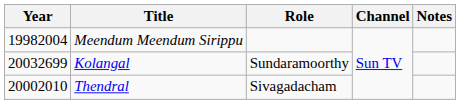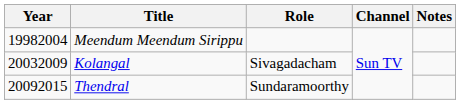(38, 63) 20032699 -> (38, 63) 20032009
(299, 63) Sundaramoorthy -> (293, 63) Sivagadacham
(38, 87) 20002010 -> (38, 87) 20092015
(293, 87) Sivagadacham -> (299, 87) Sundaramoorthy
